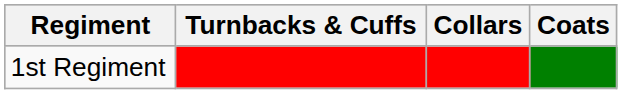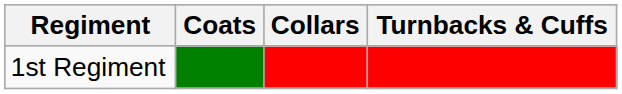columns swapped: (574, 25) <-> (301, 25)
